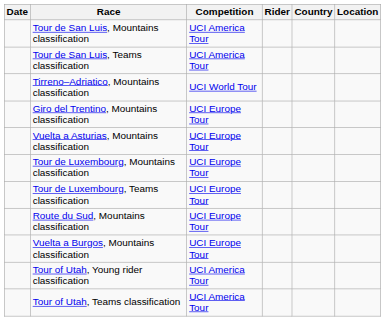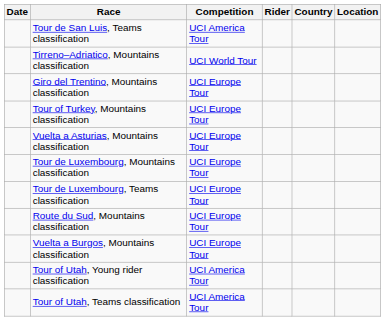- row: (96, 33)
+ row: (89, 114)
